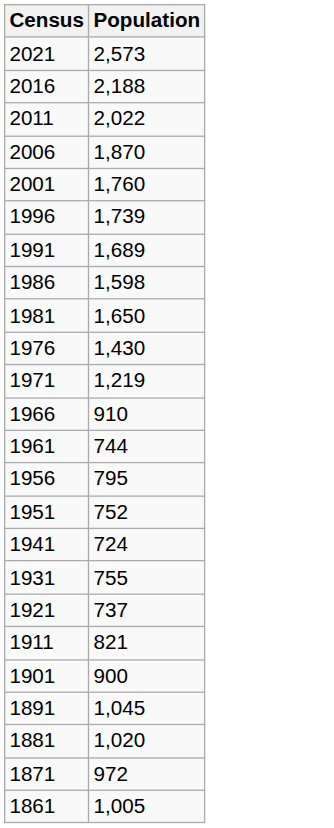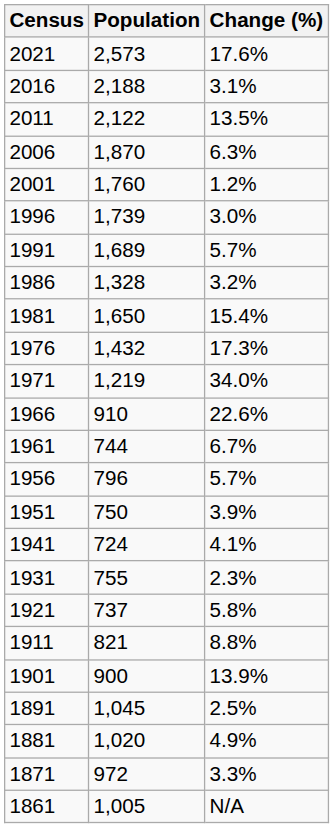+ column: (266, 20)
(119, 119) 2,022 -> (119, 119) 2,122
(119, 282) 1,598 -> (119, 282) 1,328
(119, 348) 1,430 -> (119, 348) 1,432
(111, 479) 795 -> (111, 479) 796
(111, 511) 752 -> (111, 511) 750
